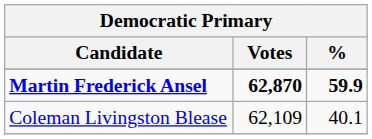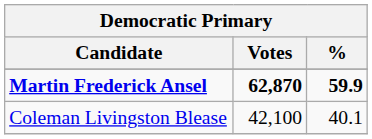(275, 117) 62,109 -> (275, 117) 42,100
